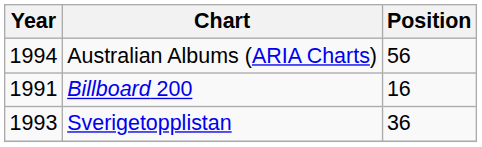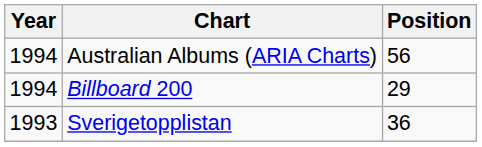(33, 89) 1991 -> (33, 89) 1994
(399, 89) 16 -> (399, 89) 29
